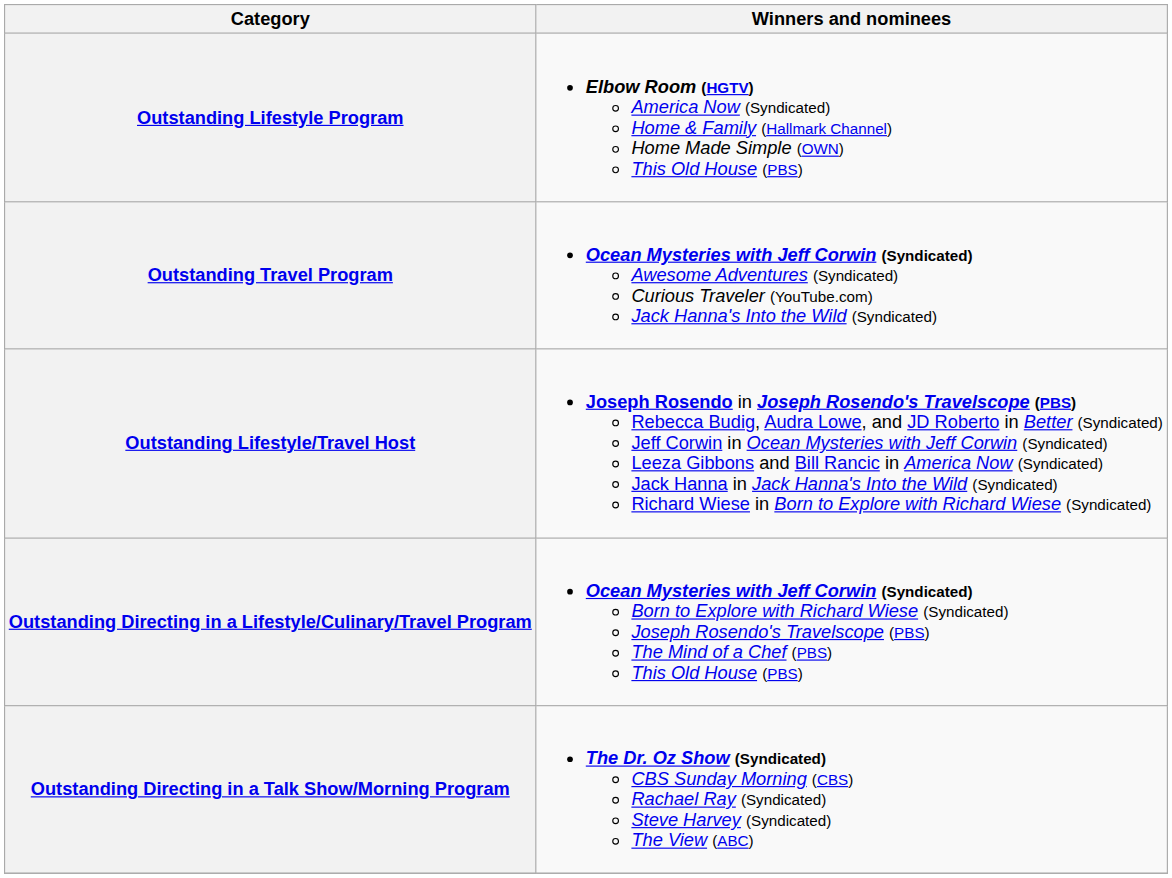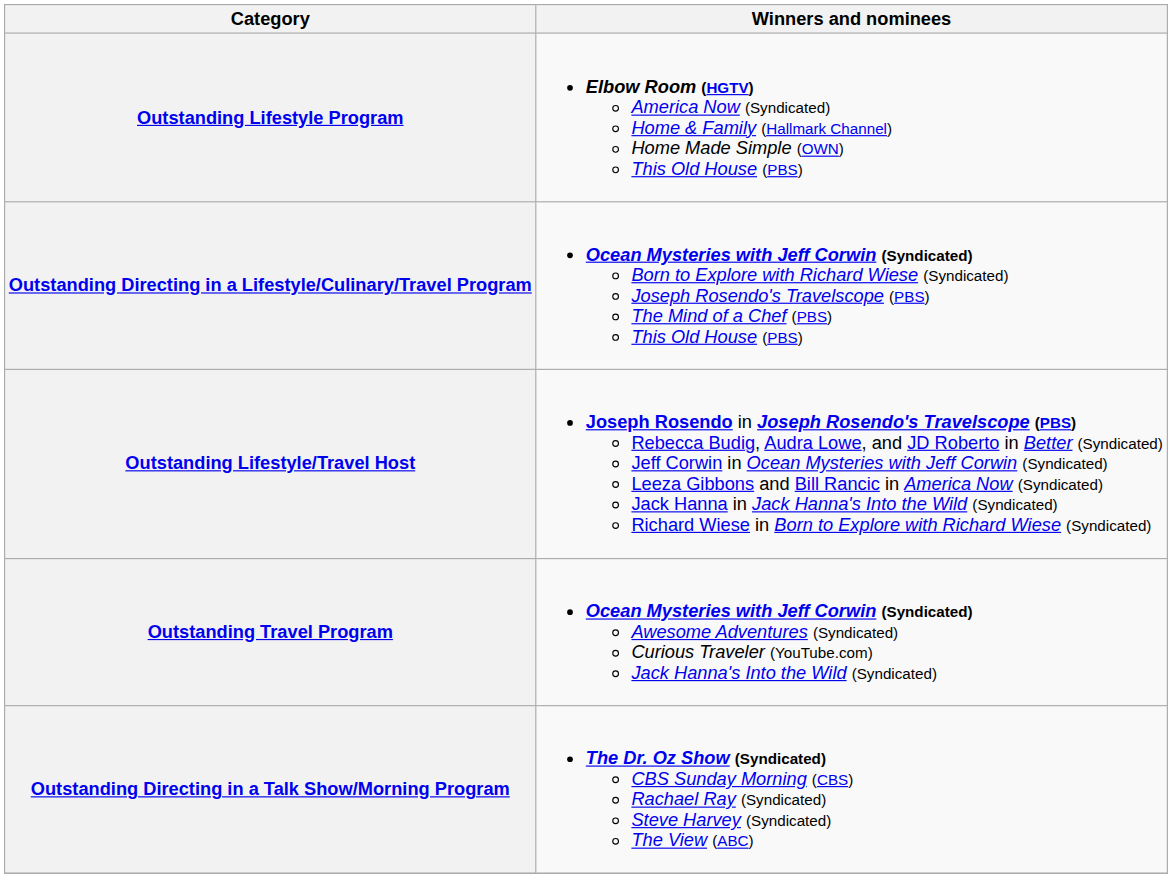rows swapped: (270, 275) <-> (270, 621)
